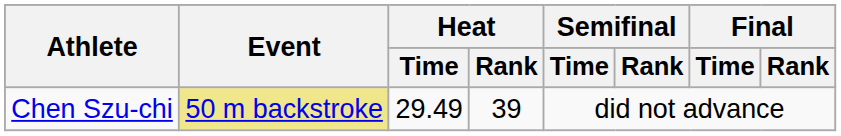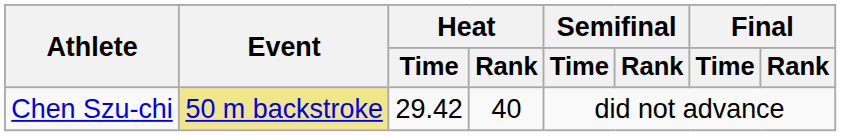(429, 109) 29.49 -> (429, 109) 29.42
(506, 109) 39 -> (506, 109) 40
